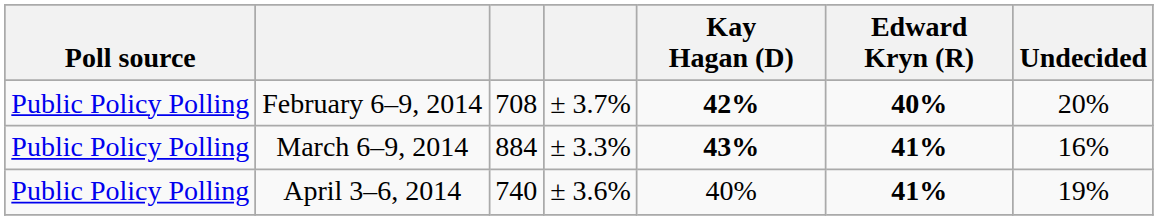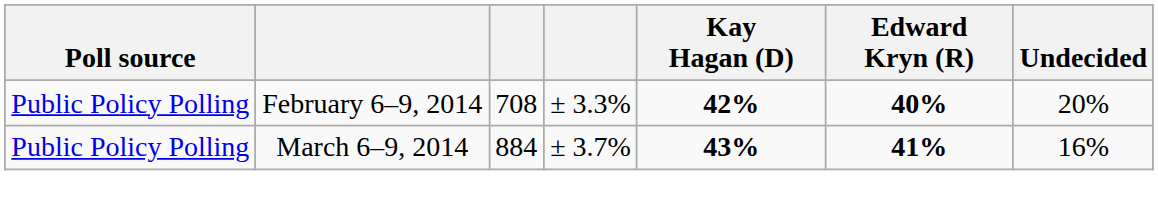(591, 102) ± 3.7% -> (591, 102) ± 3.3%
(591, 147) ± 3.3% -> (591, 147) ± 3.7%
- row: (372, 191)
